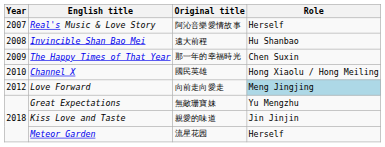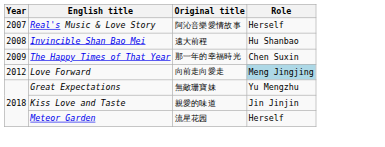- row: (53, 72)
